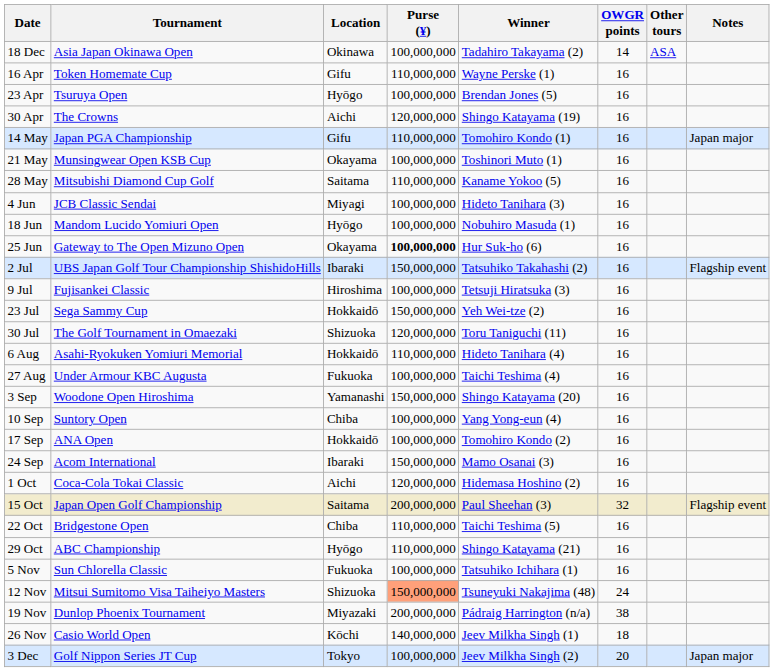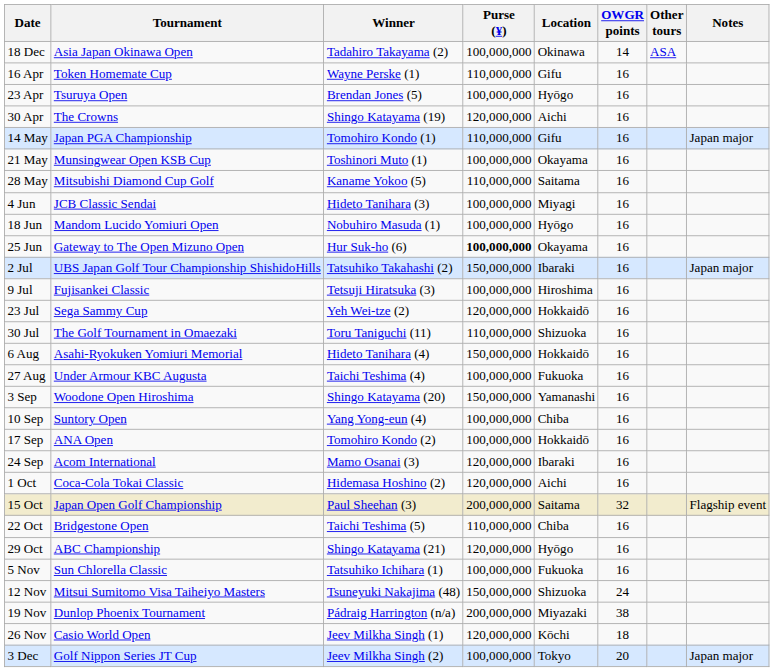columns swapped: (356, 23) <-> (528, 23)
(728, 268) Flagship event -> (721, 268) Japan major
(423, 311) 150,000,000 -> (499, 311) 120,000,000
(423, 332) 120,000,000 -> (499, 332) 110,000,000
(423, 354) 110,000,000 -> (499, 354) 150,000,000
(423, 462) 150,000,000 -> (499, 462) 120,000,000
(423, 548) 110,000,000 -> (499, 548) 120,000,000
(423, 591) lightsalmon background -> (499, 591) no background
(423, 634) 140,000,000 -> (499, 634) 120,000,000
